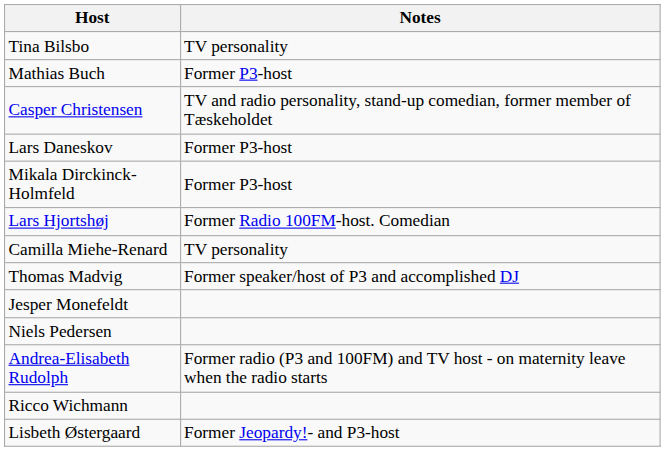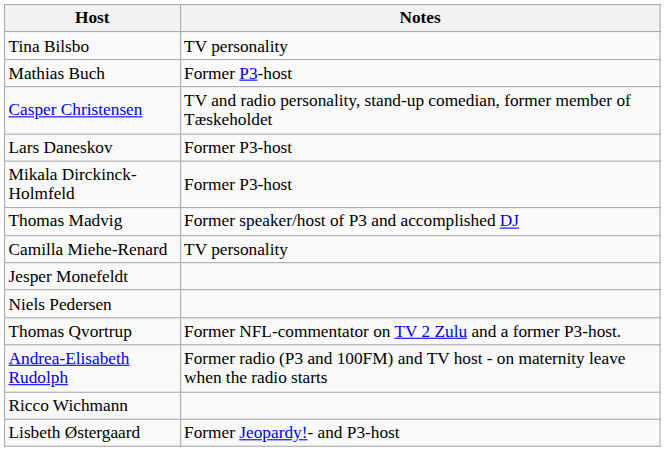- row: (59, 221)
rows swapped: (65, 276) <-> (88, 248)
+ row: (70, 331)
